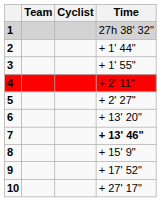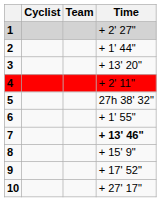columns swapped: (75, 13) <-> (38, 13)
(126, 30) 27h 38' 32" -> (117, 30) + 2' 27"
(117, 65) + 1' 55" -> (120, 65) + 13' 20"
(117, 100) + 2' 27" -> (126, 100) 27h 38' 32"
(120, 118) + 13' 20" -> (117, 118) + 1' 55"
